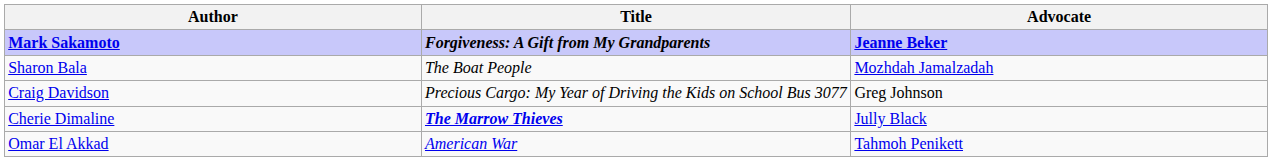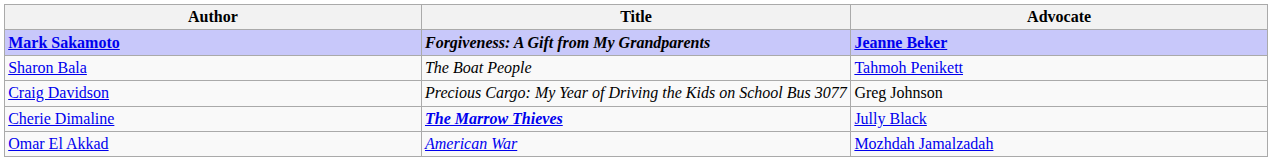(924, 67) Mozhdah Jamalzadah -> (909, 67) Tahmoh Penikett
(909, 144) Tahmoh Penikett -> (924, 144) Mozhdah Jamalzadah
